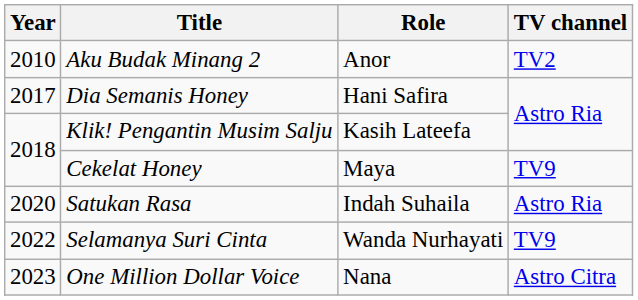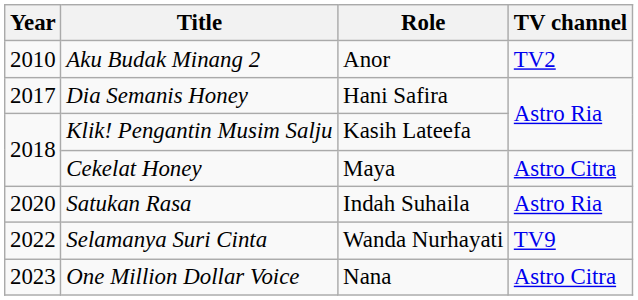(535, 167) TV9 -> (565, 167) Astro Citra
